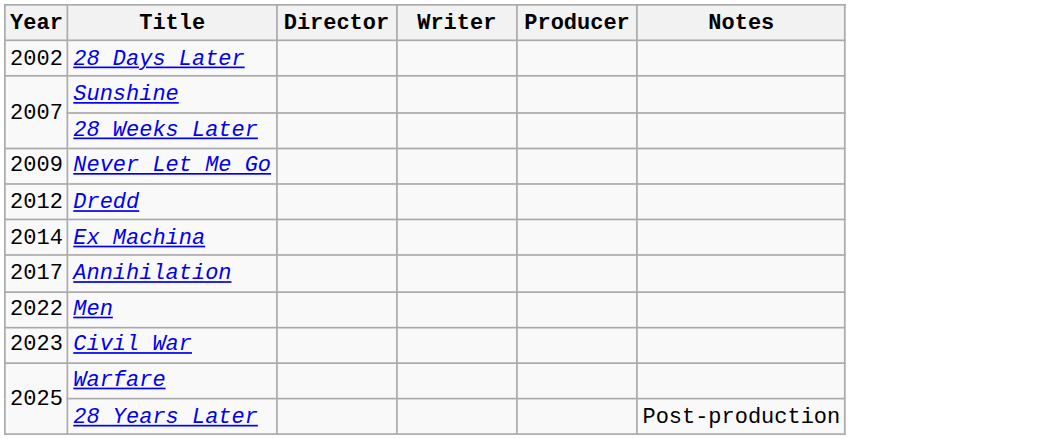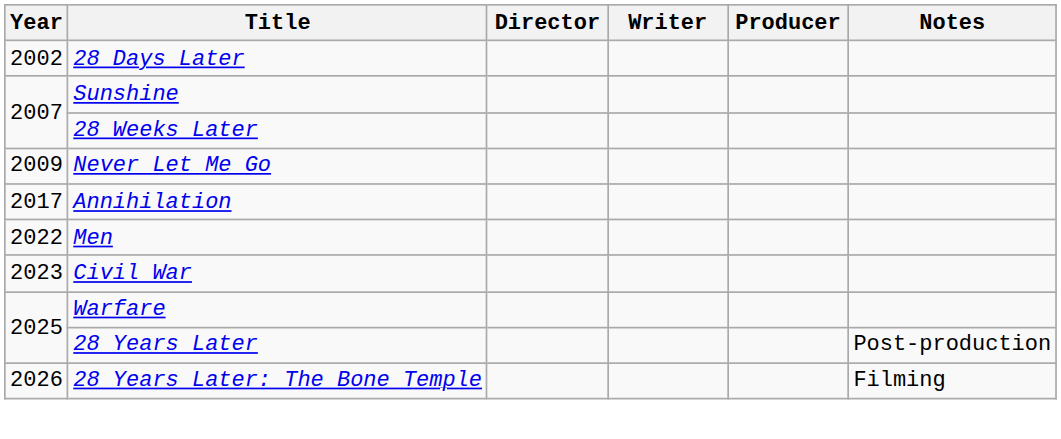- row: (106, 202)
- row: (139, 238)
+ row: (278, 381)
